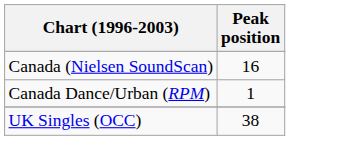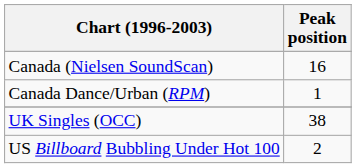+ row: (144, 148)
